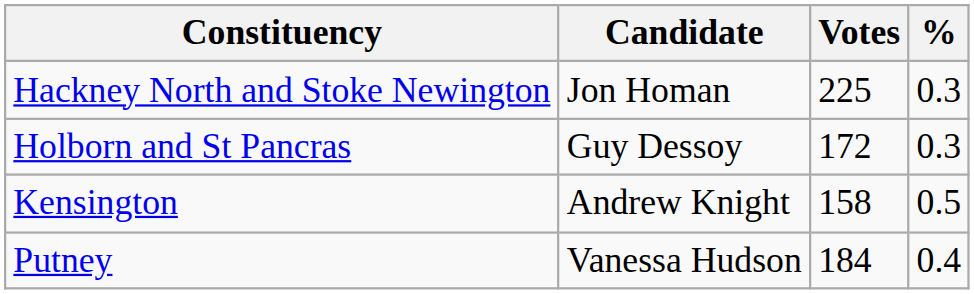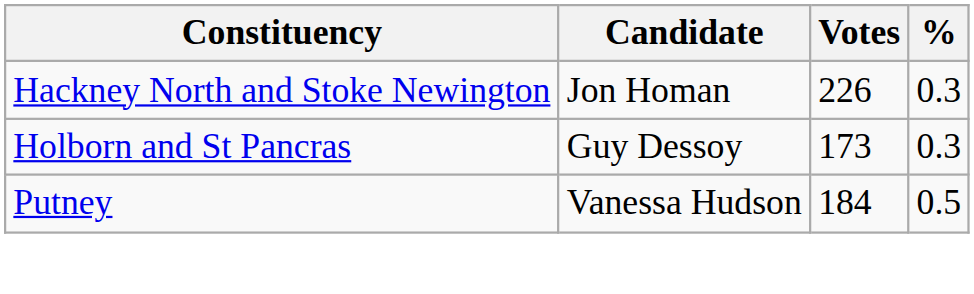(845, 89) 225 -> (845, 89) 226
(845, 145) 172 -> (845, 145) 173
- row: (96, 202)
(939, 259) 0.4 -> (939, 202) 0.5
